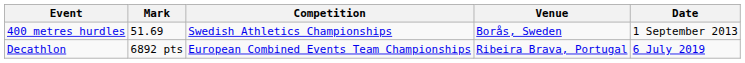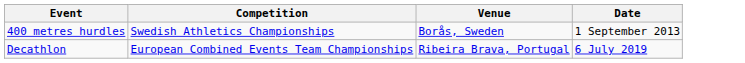- column: (157, 13)
